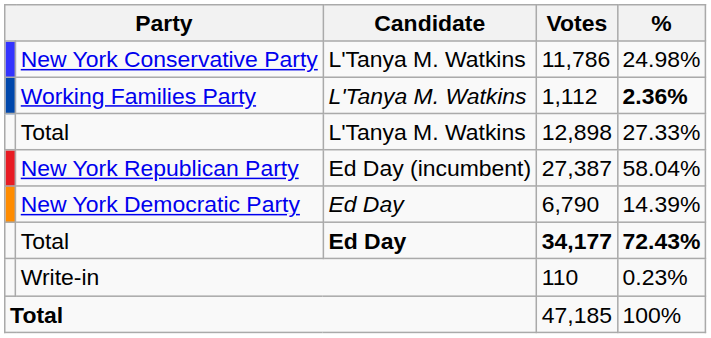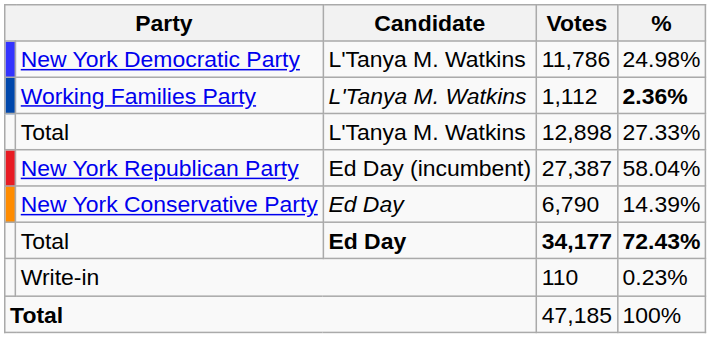(169, 59) New York Conservative Party -> (160, 59) New York Democratic Party
(160, 205) New York Democratic Party -> (169, 205) New York Conservative Party
